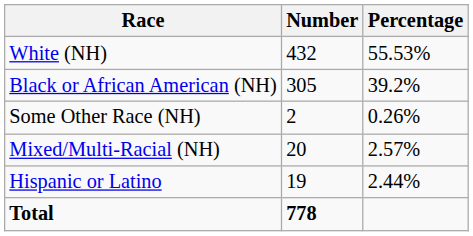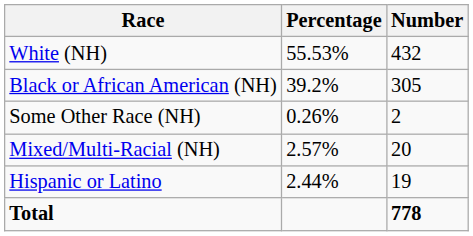columns swapped: (322, 20) <-> (416, 20)
